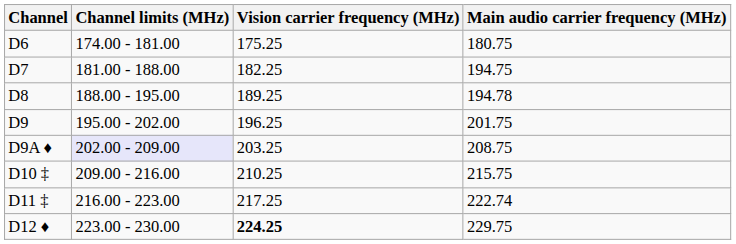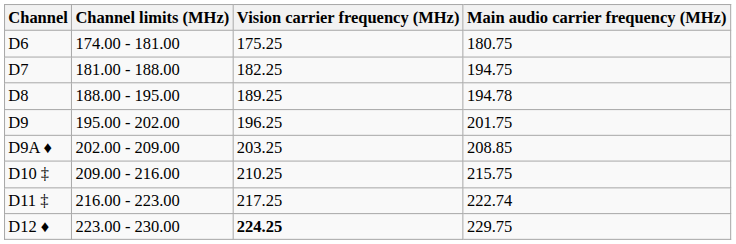(128, 148) lavender background -> (128, 148) no background
(490, 148) 208.75 -> (490, 148) 208.85
